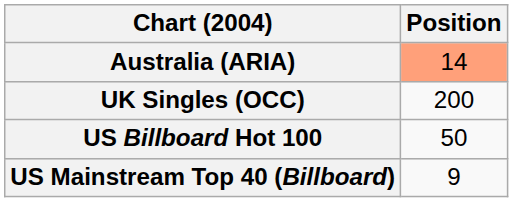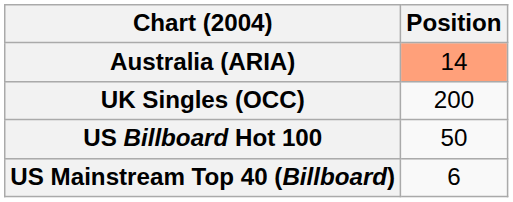(454, 176) 9 -> (454, 176) 6
